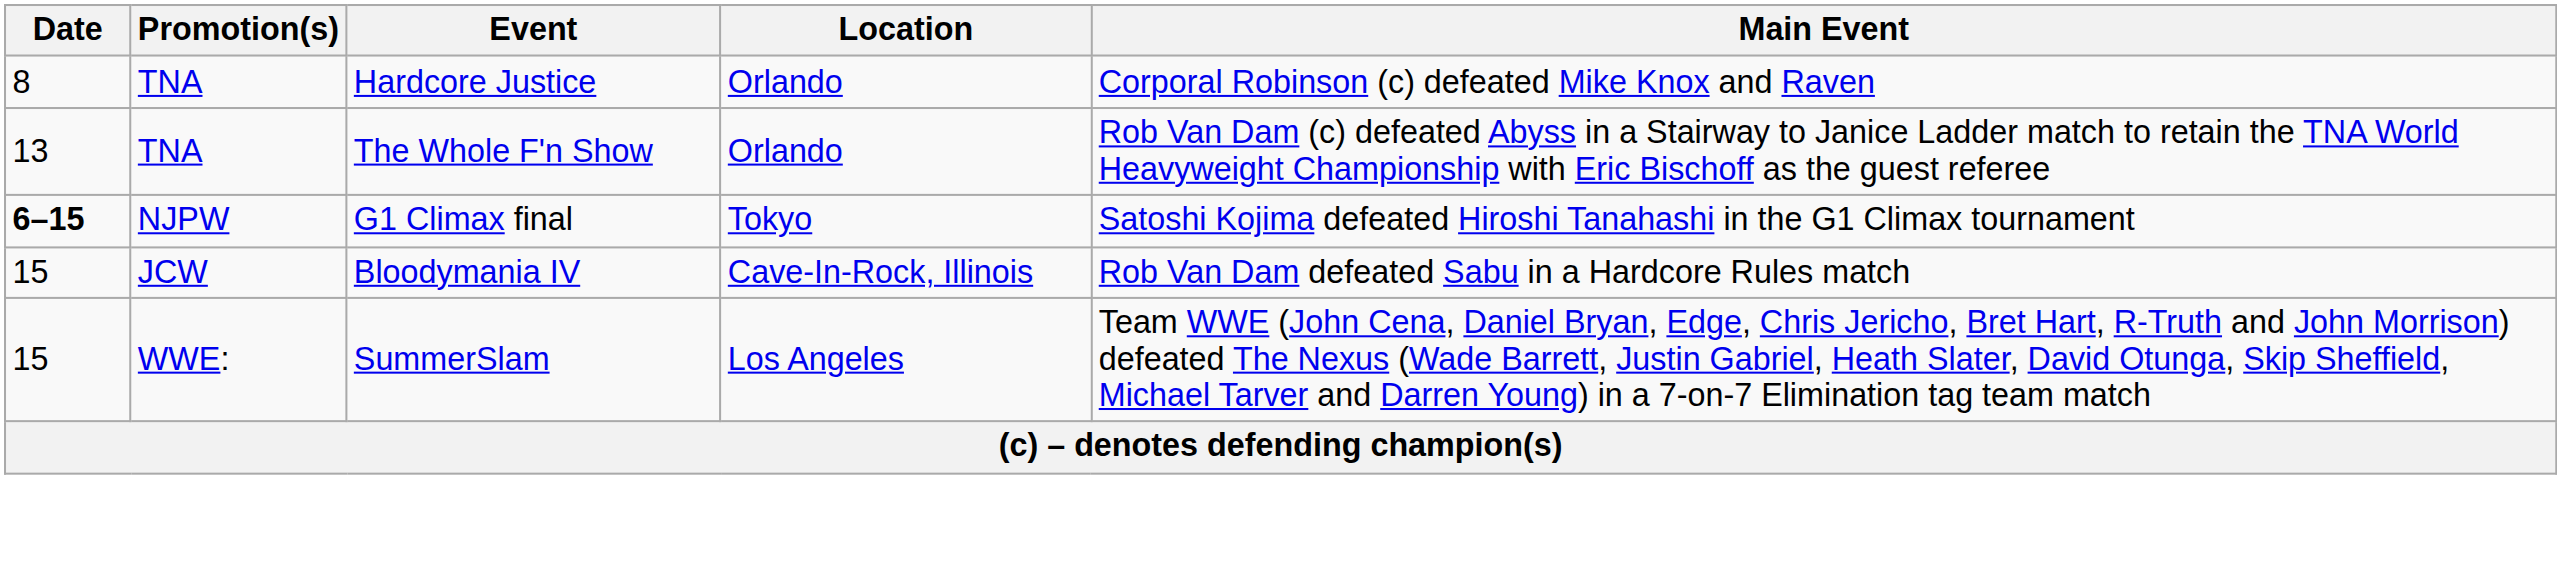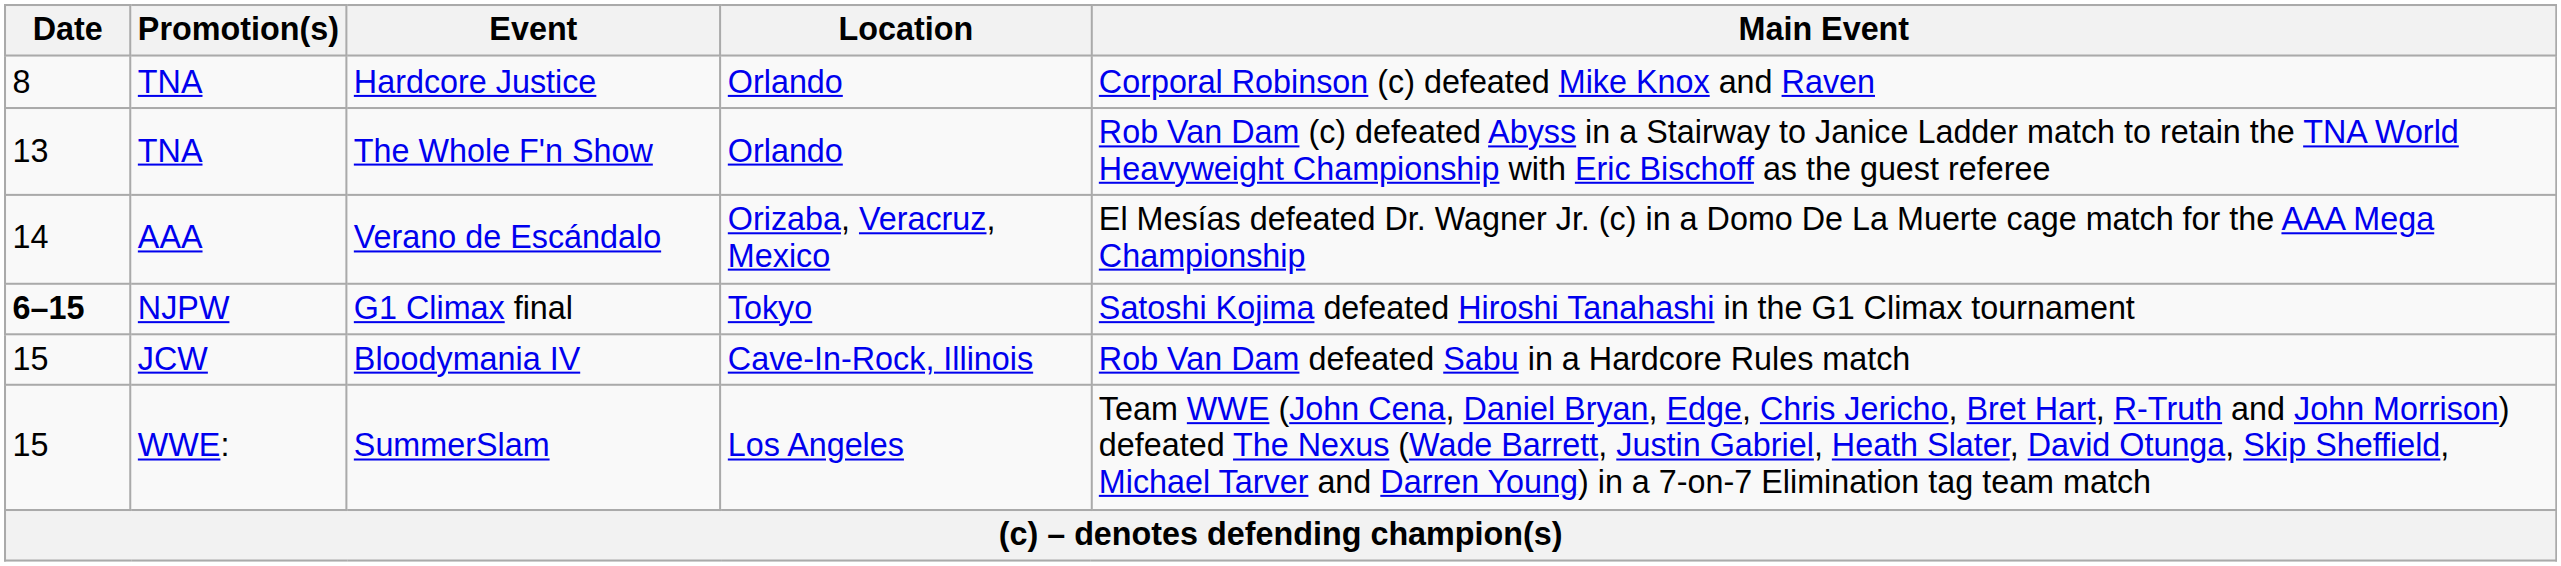+ row: (507, 238)
